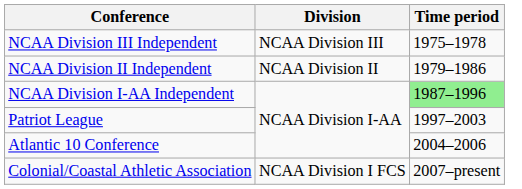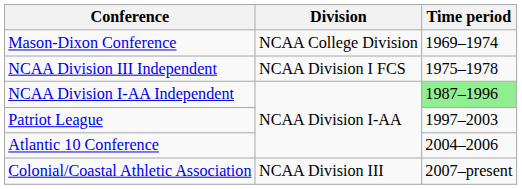+ row: (92, 42)
(321, 42) NCAA Division III -> (332, 68) NCAA Division I FCS
- row: (110, 68)
(332, 171) NCAA Division I FCS -> (321, 171) NCAA Division III
